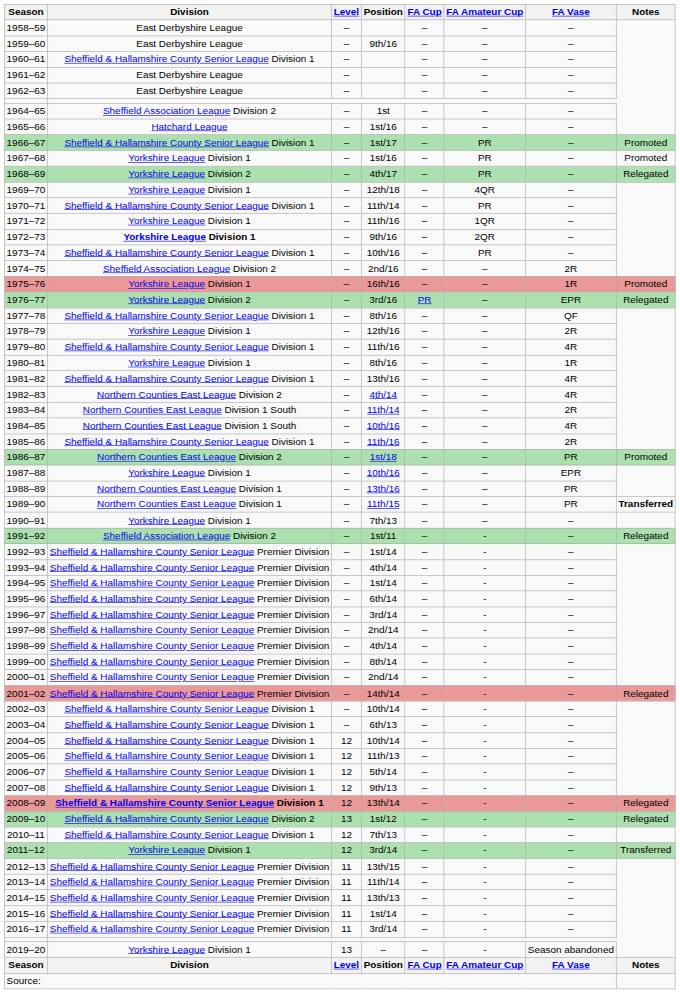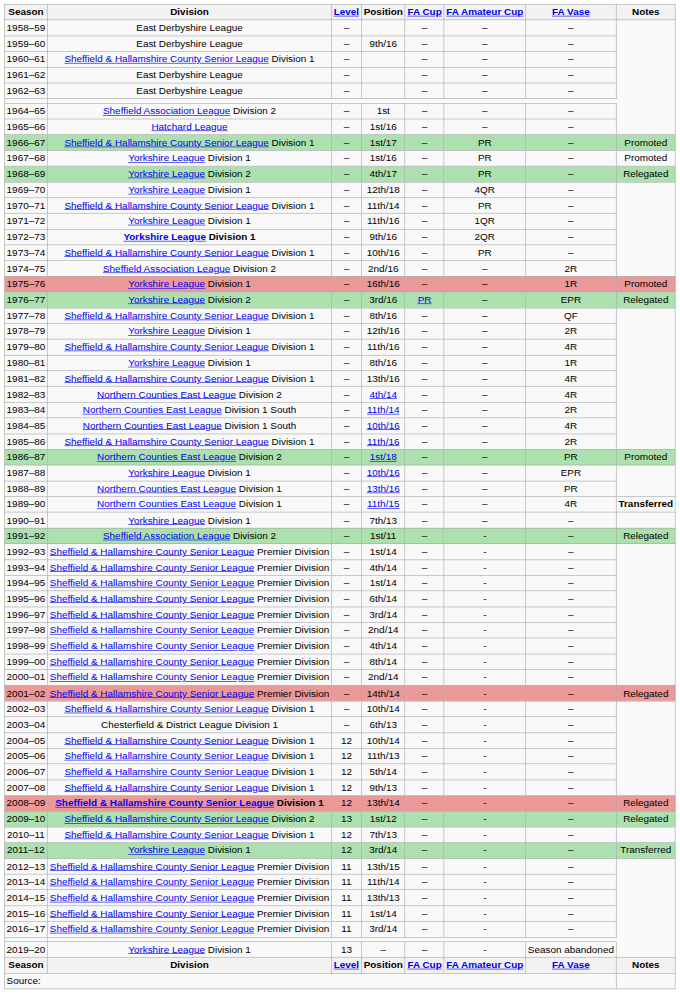(571, 504) PR -> (571, 504) 4R
(189, 724) Sheffield & Hallamshire County Senior League Division 1 -> (189, 724) Chesterfield & District League Division 1
